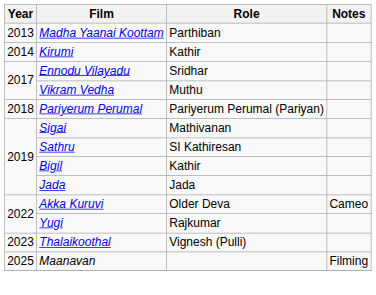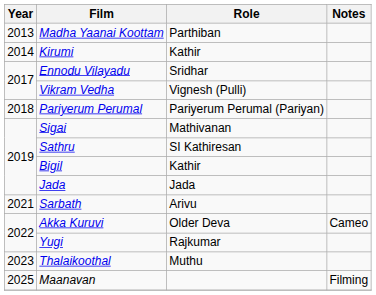(186, 90) Muthu -> (208, 90) Vignesh (Pulli)
+ row: (60, 204)
(208, 242) Vignesh (Pulli) -> (186, 261) Muthu
